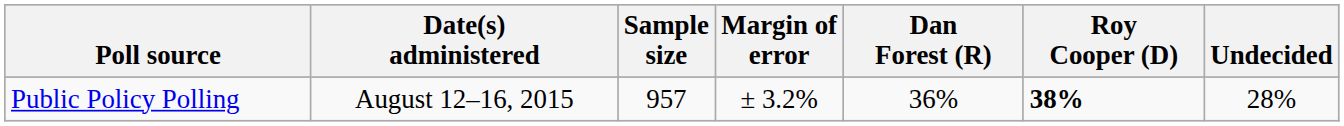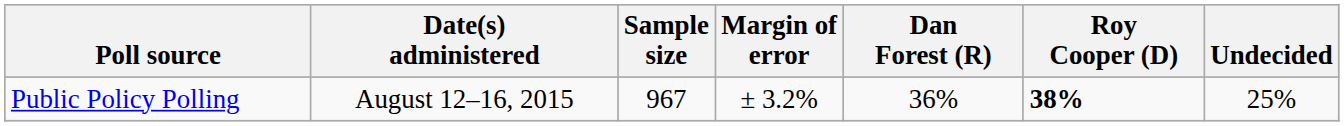(666, 98) 957 -> (666, 98) 967
(1271, 98) 28% -> (1271, 98) 25%
